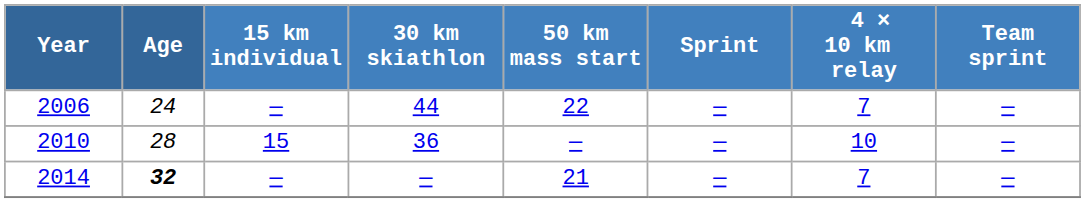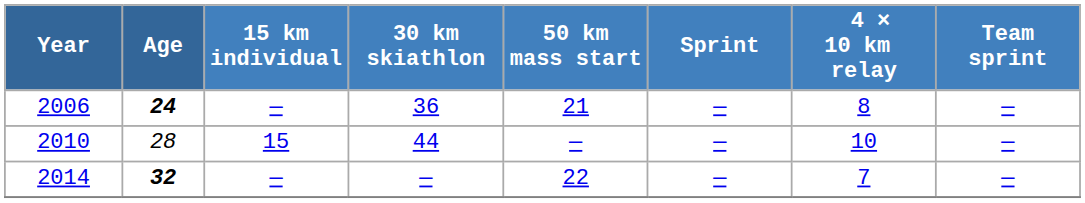(163, 108) normal -> (163, 108) bold
(426, 108) 44 -> (426, 108) 36
(576, 108) 22 -> (576, 108) 21
(864, 108) 7 -> (864, 108) 8
(426, 144) 36 -> (426, 144) 44
(576, 179) 21 -> (576, 179) 22
